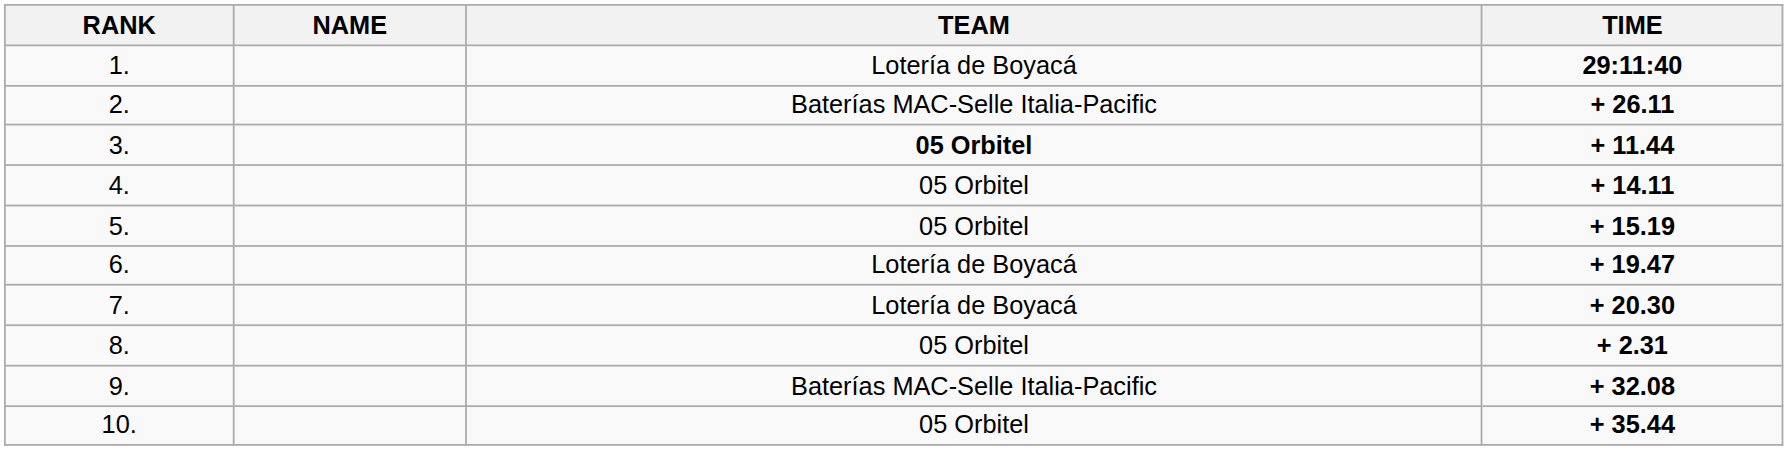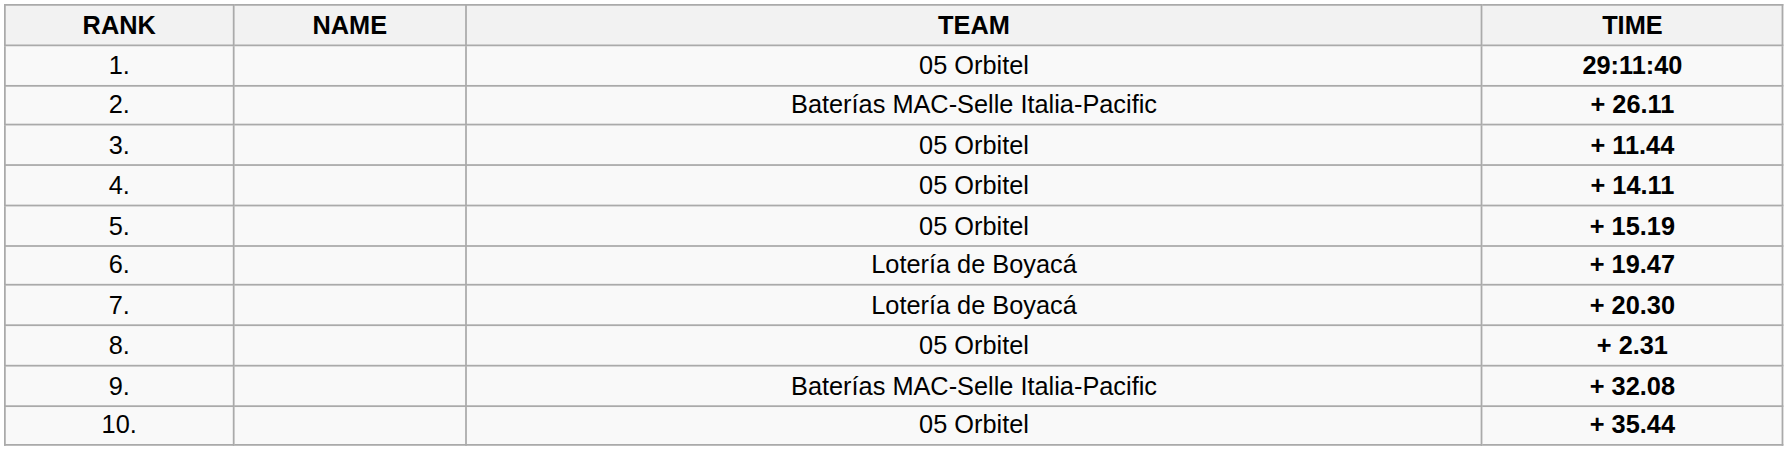(974, 65) Lotería de Boyacá -> (974, 65) 05 Orbitel
(974, 145) bold -> (974, 145) normal
